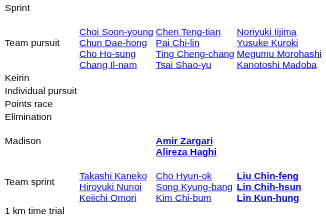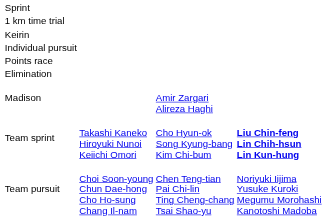rows swapped: (35, 211) <-> (32, 43)
(186, 146) bold -> (184, 103) normal
